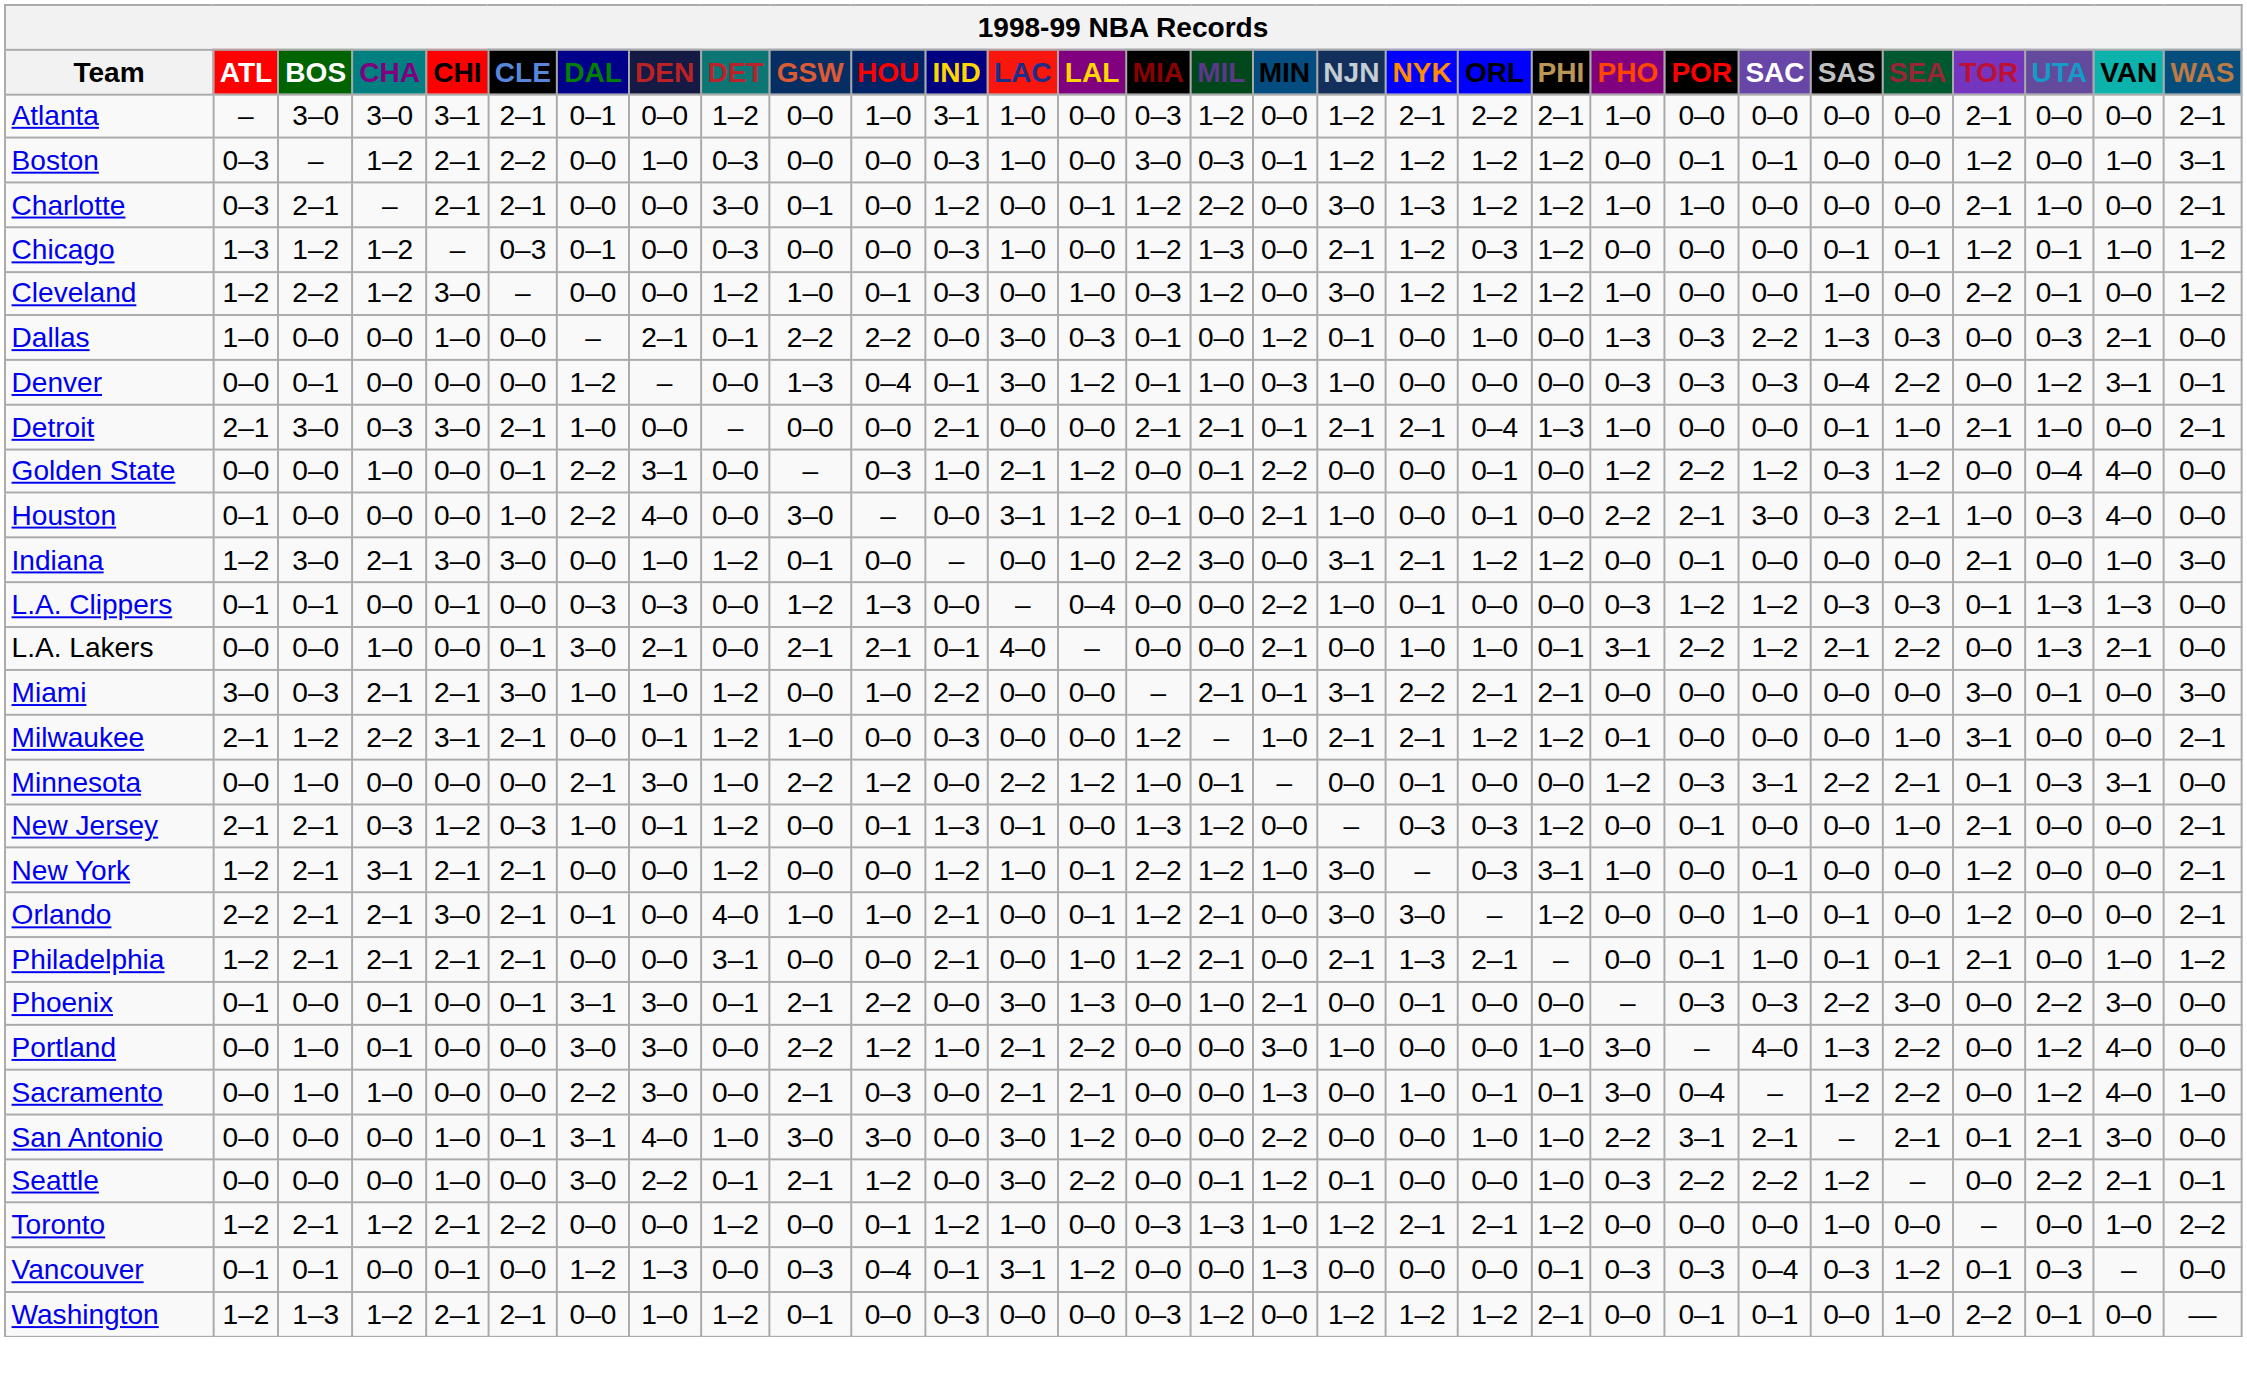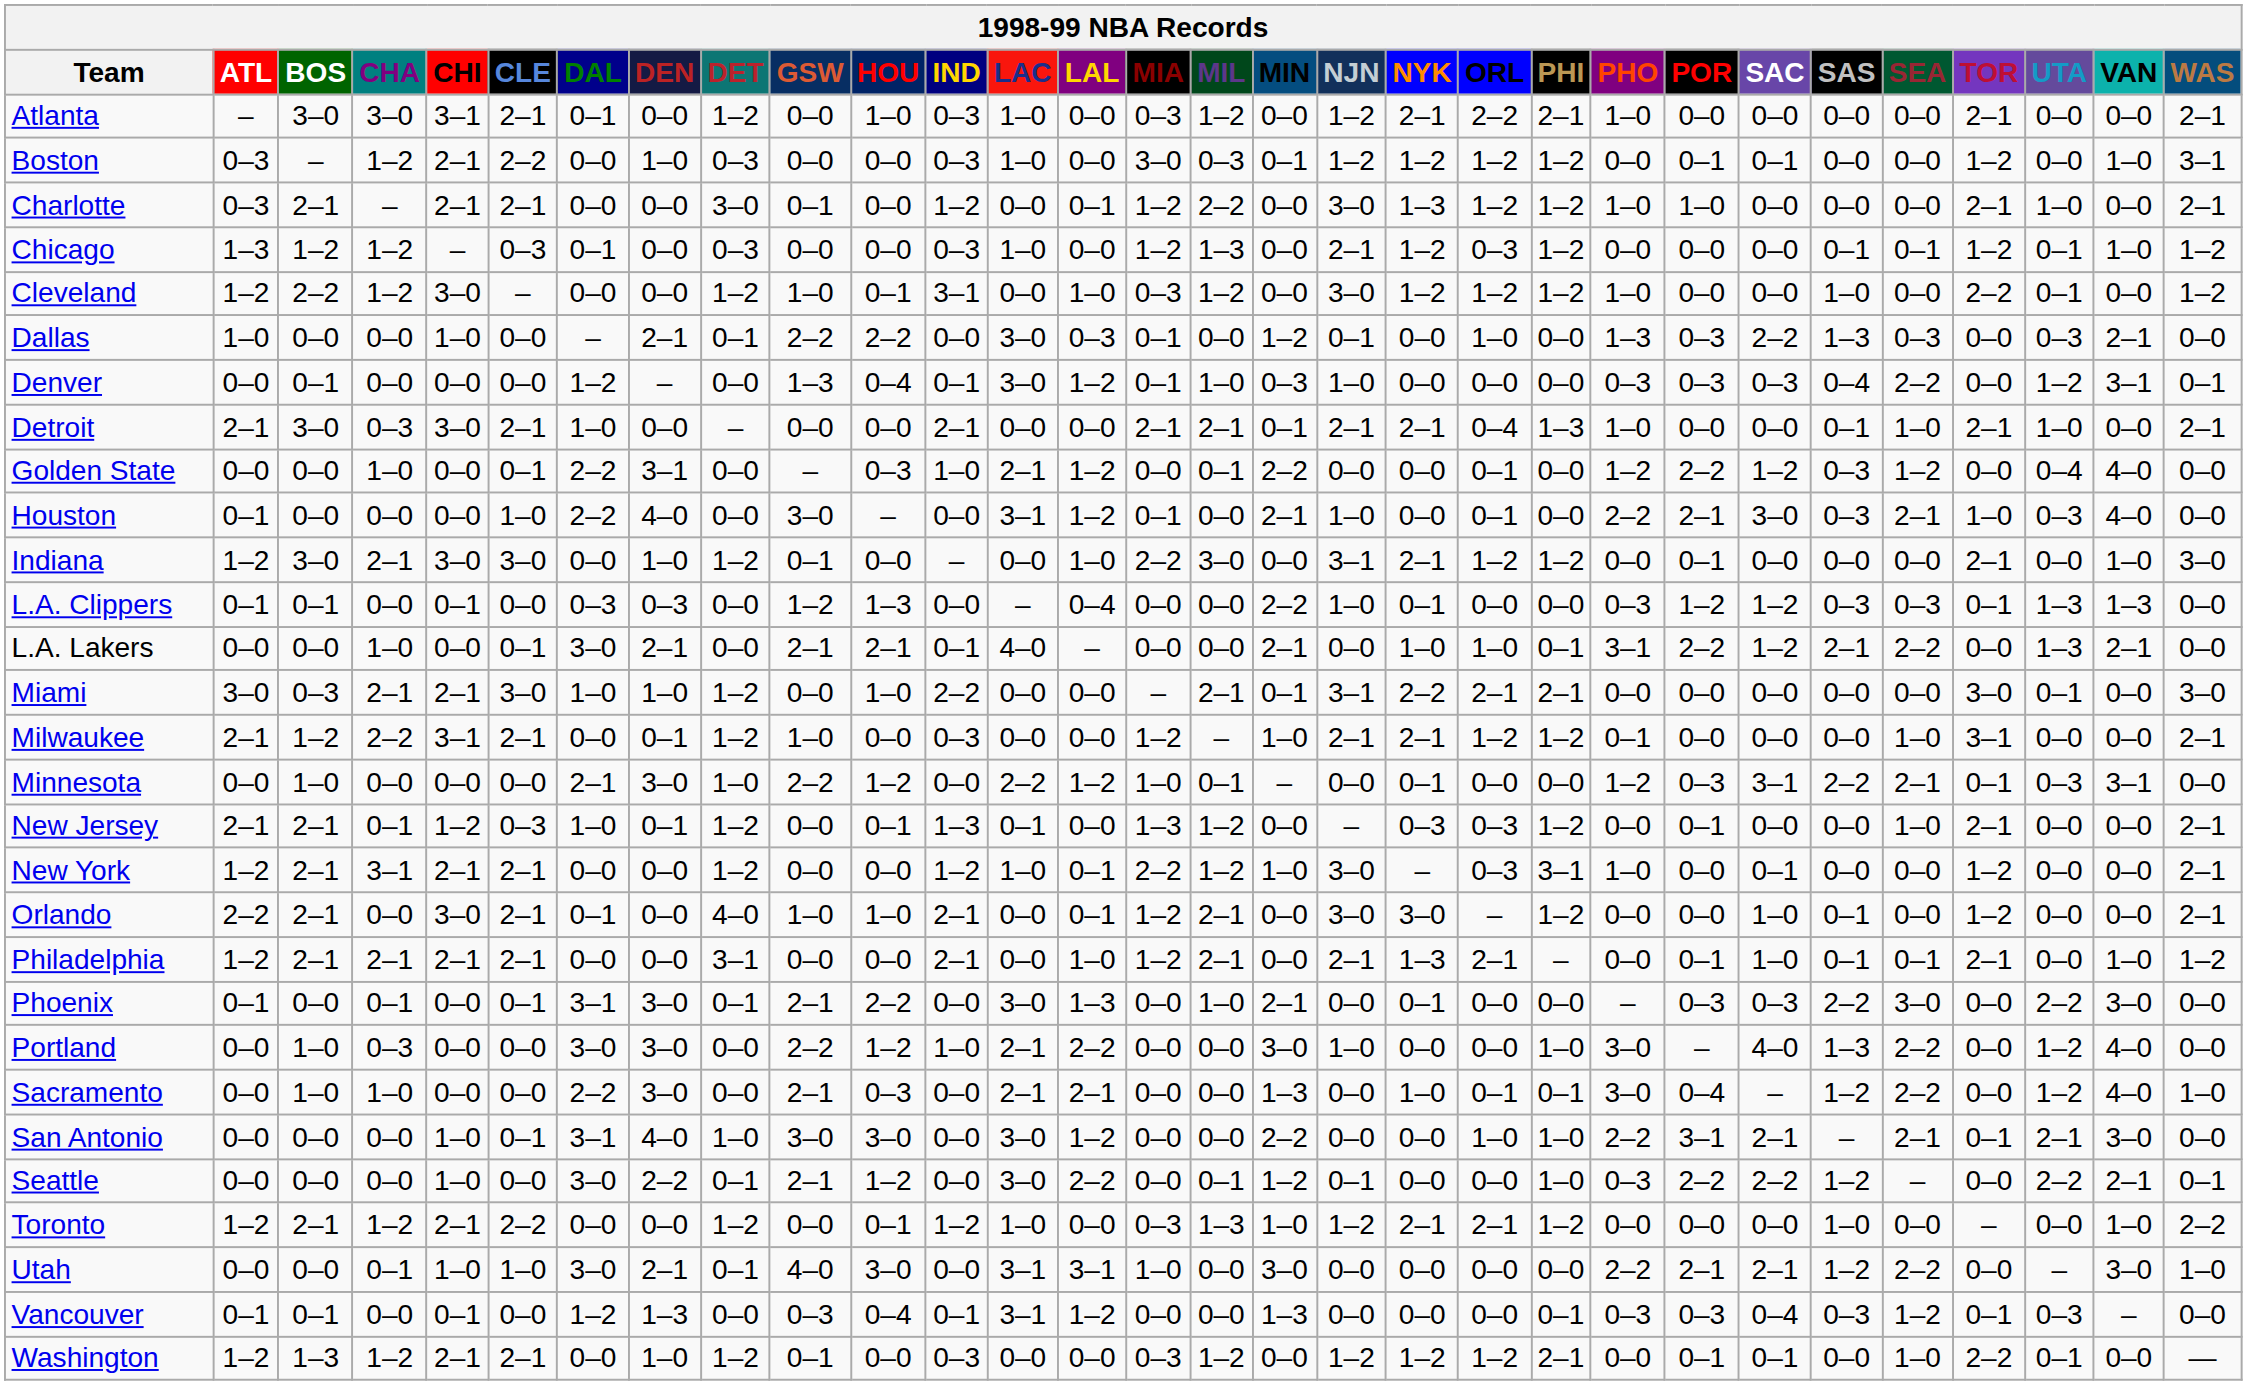(957, 116) 3–1 -> (957, 116) 0–3
(957, 294) 0–3 -> (957, 294) 3–1
(390, 826) 0–3 -> (390, 826) 0–1
(390, 915) 2–1 -> (390, 915) 0–0
(390, 1048) 0–1 -> (390, 1048) 0–3
+ row: (41, 1270)
